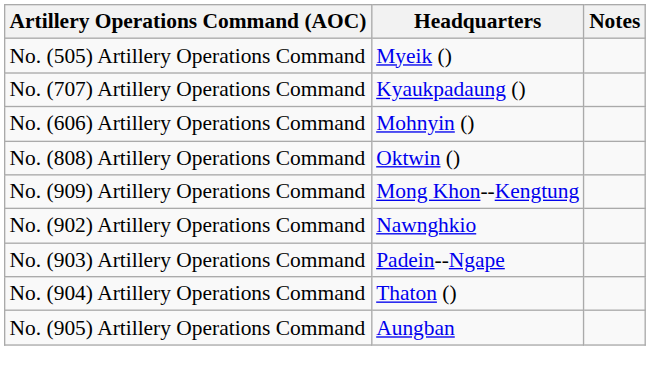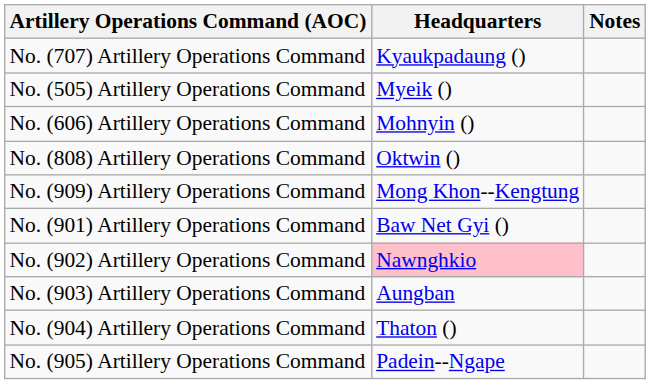rows swapped: (187, 55) <-> (187, 89)
+ row: (187, 225)
(426, 225) no background -> (426, 259) pink background
(440, 259) Padein--Ngape -> (415, 293) Aungban
(415, 327) Aungban -> (440, 361) Padein--Ngape
